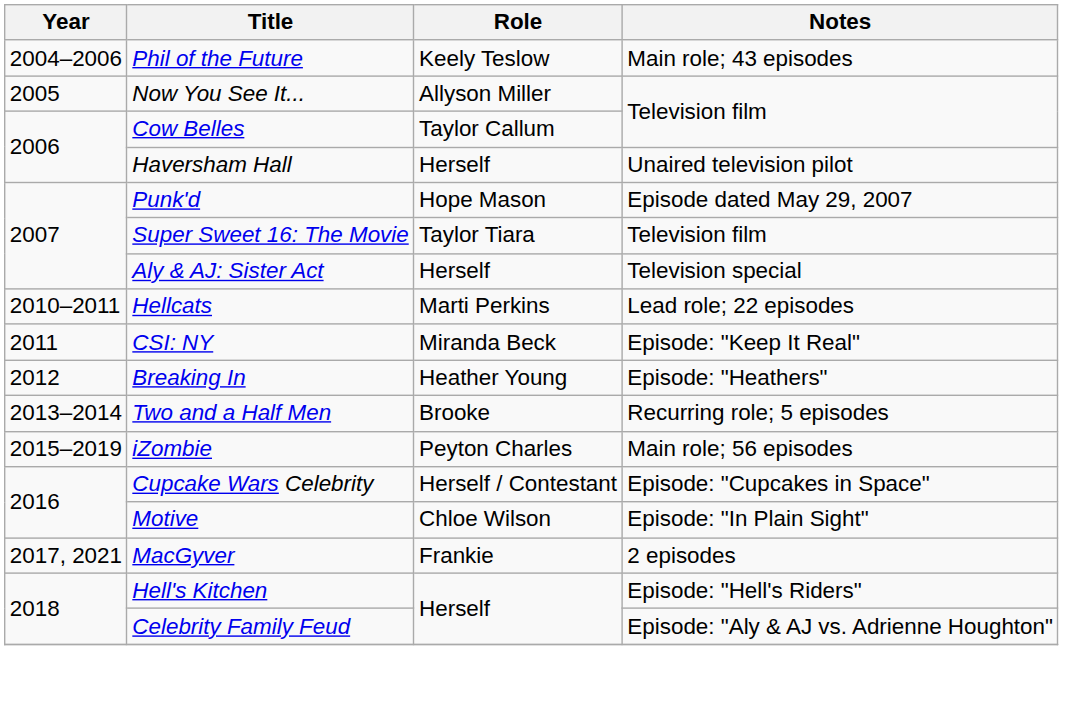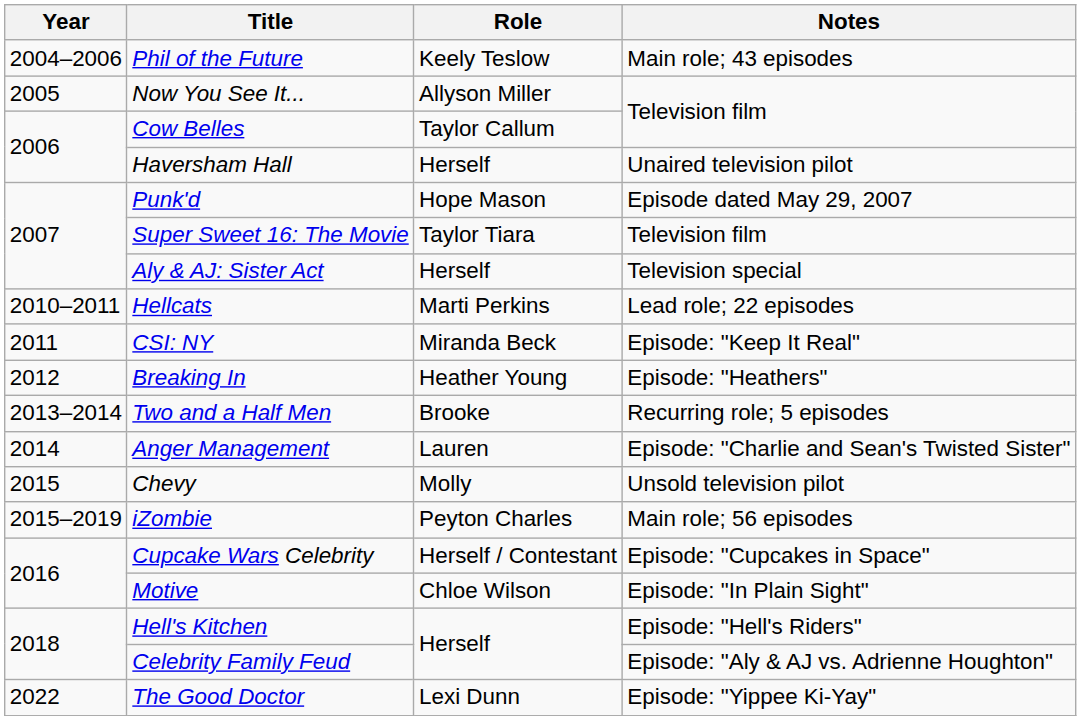+ row: (231, 448)
+ row: (164, 484)
- row: (183, 555)
+ row: (218, 697)
